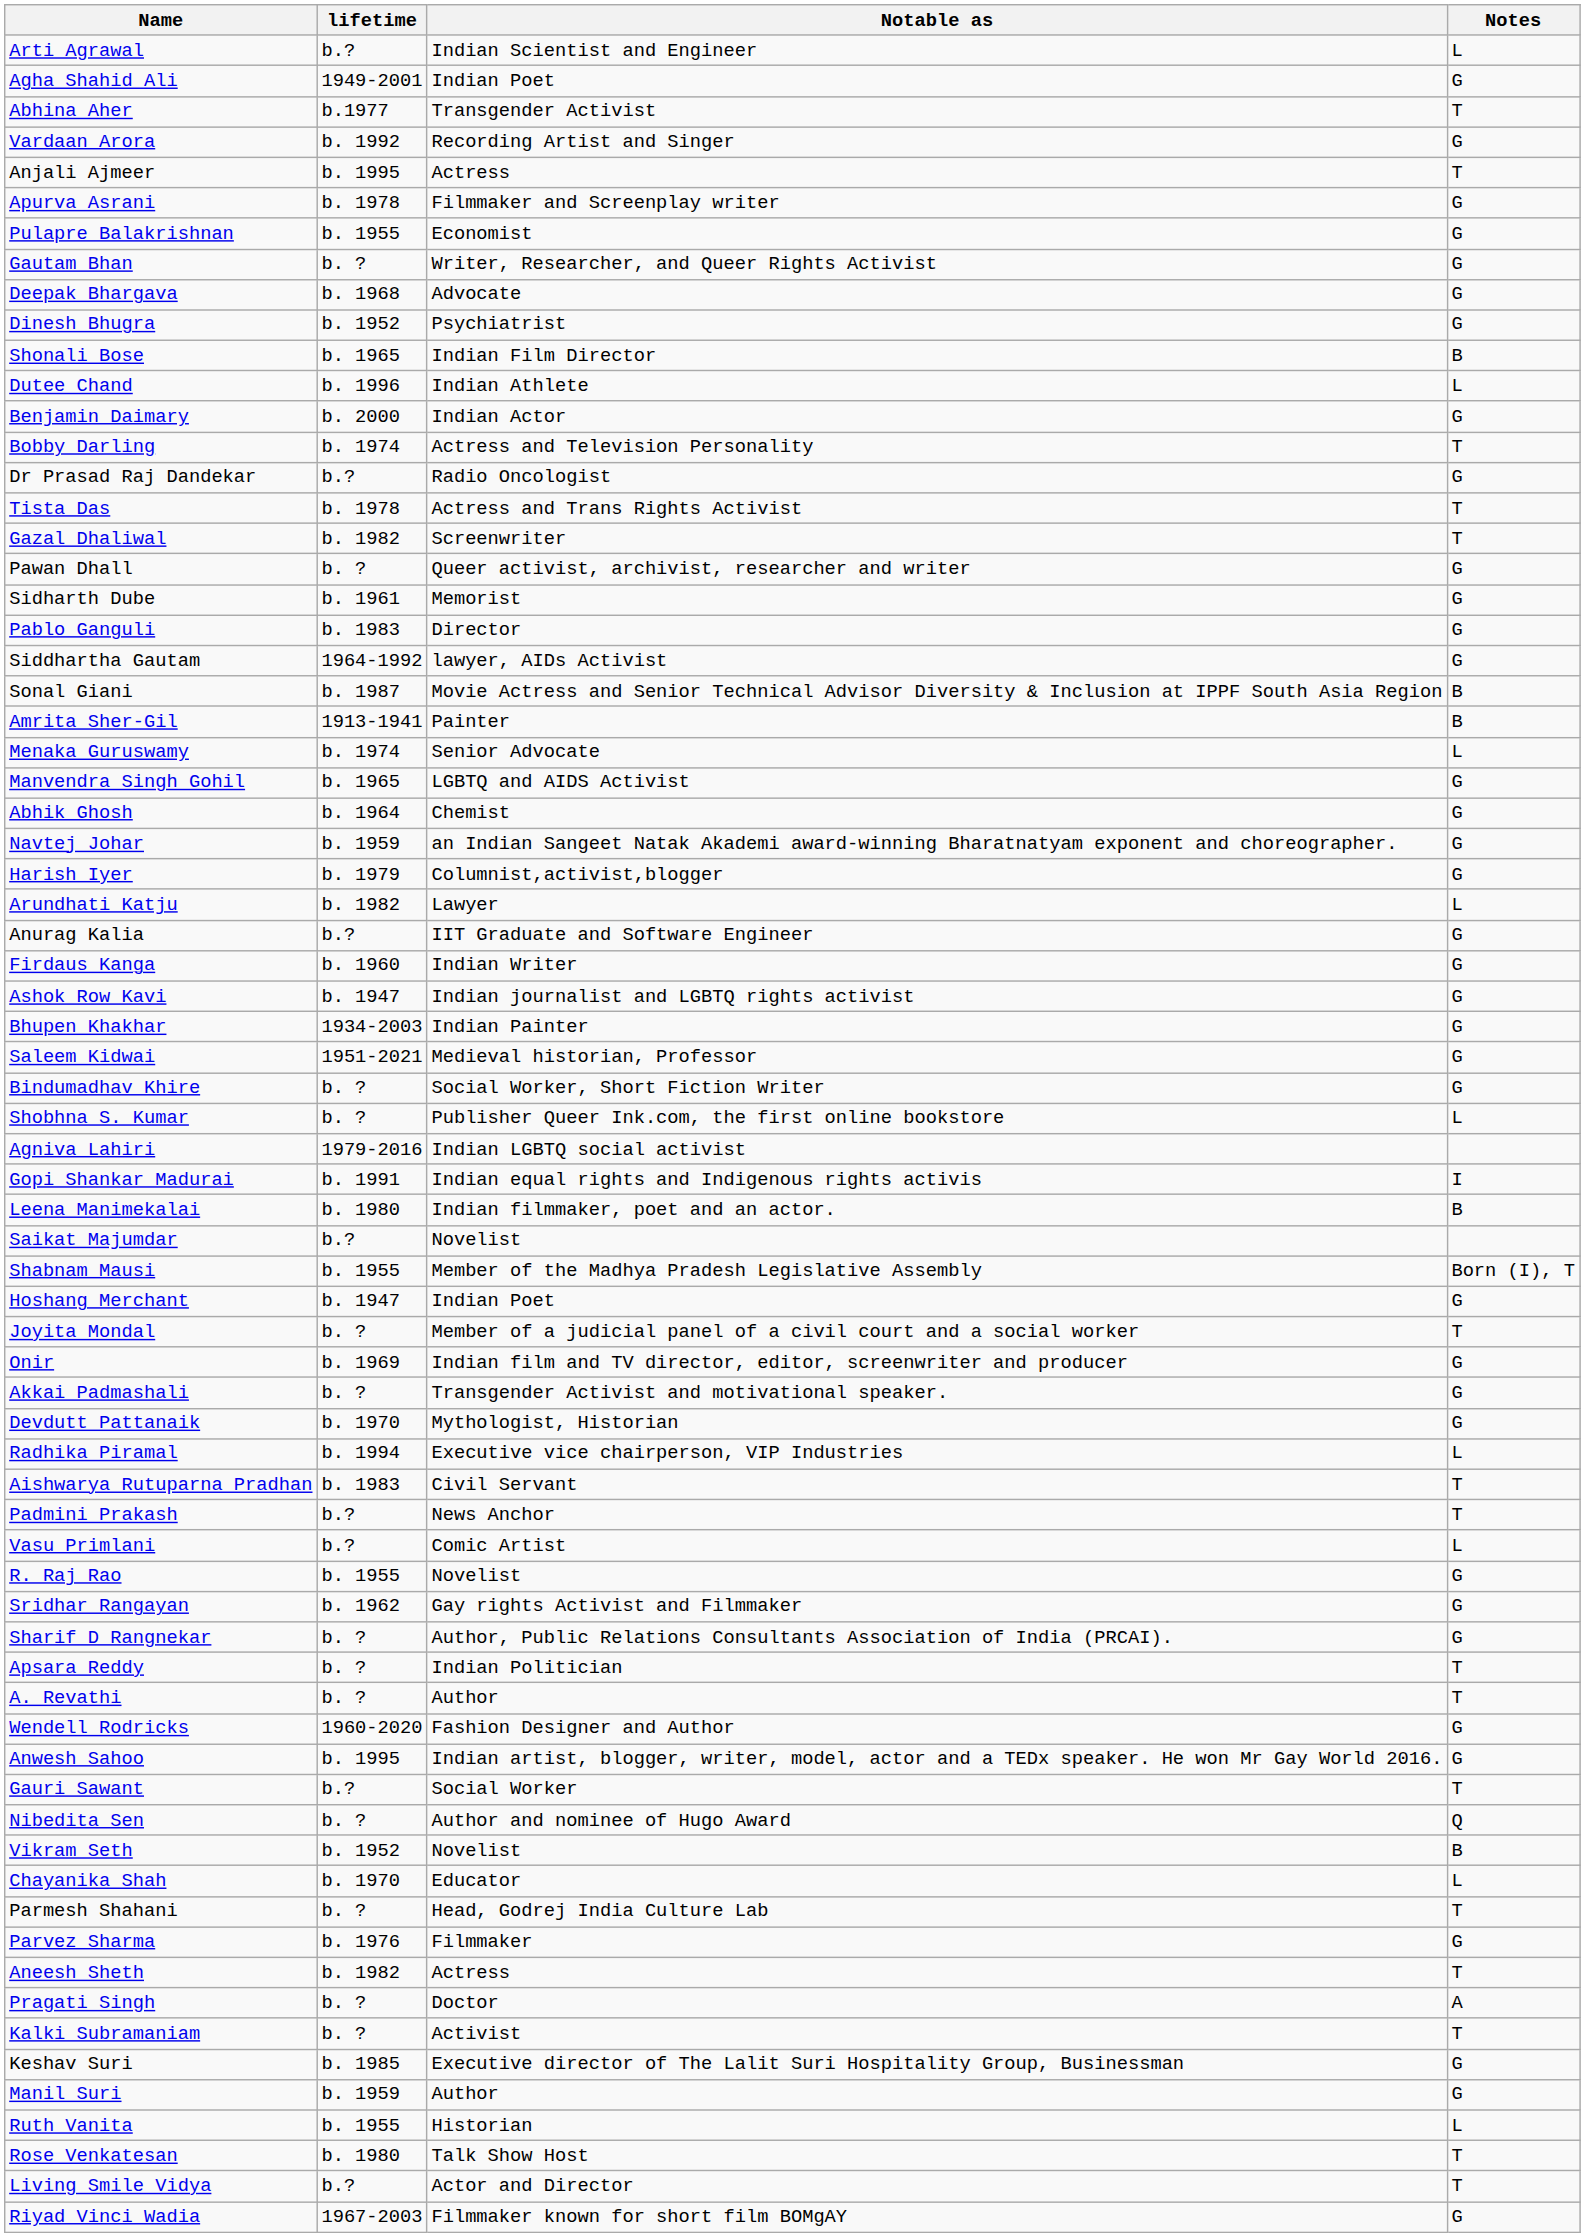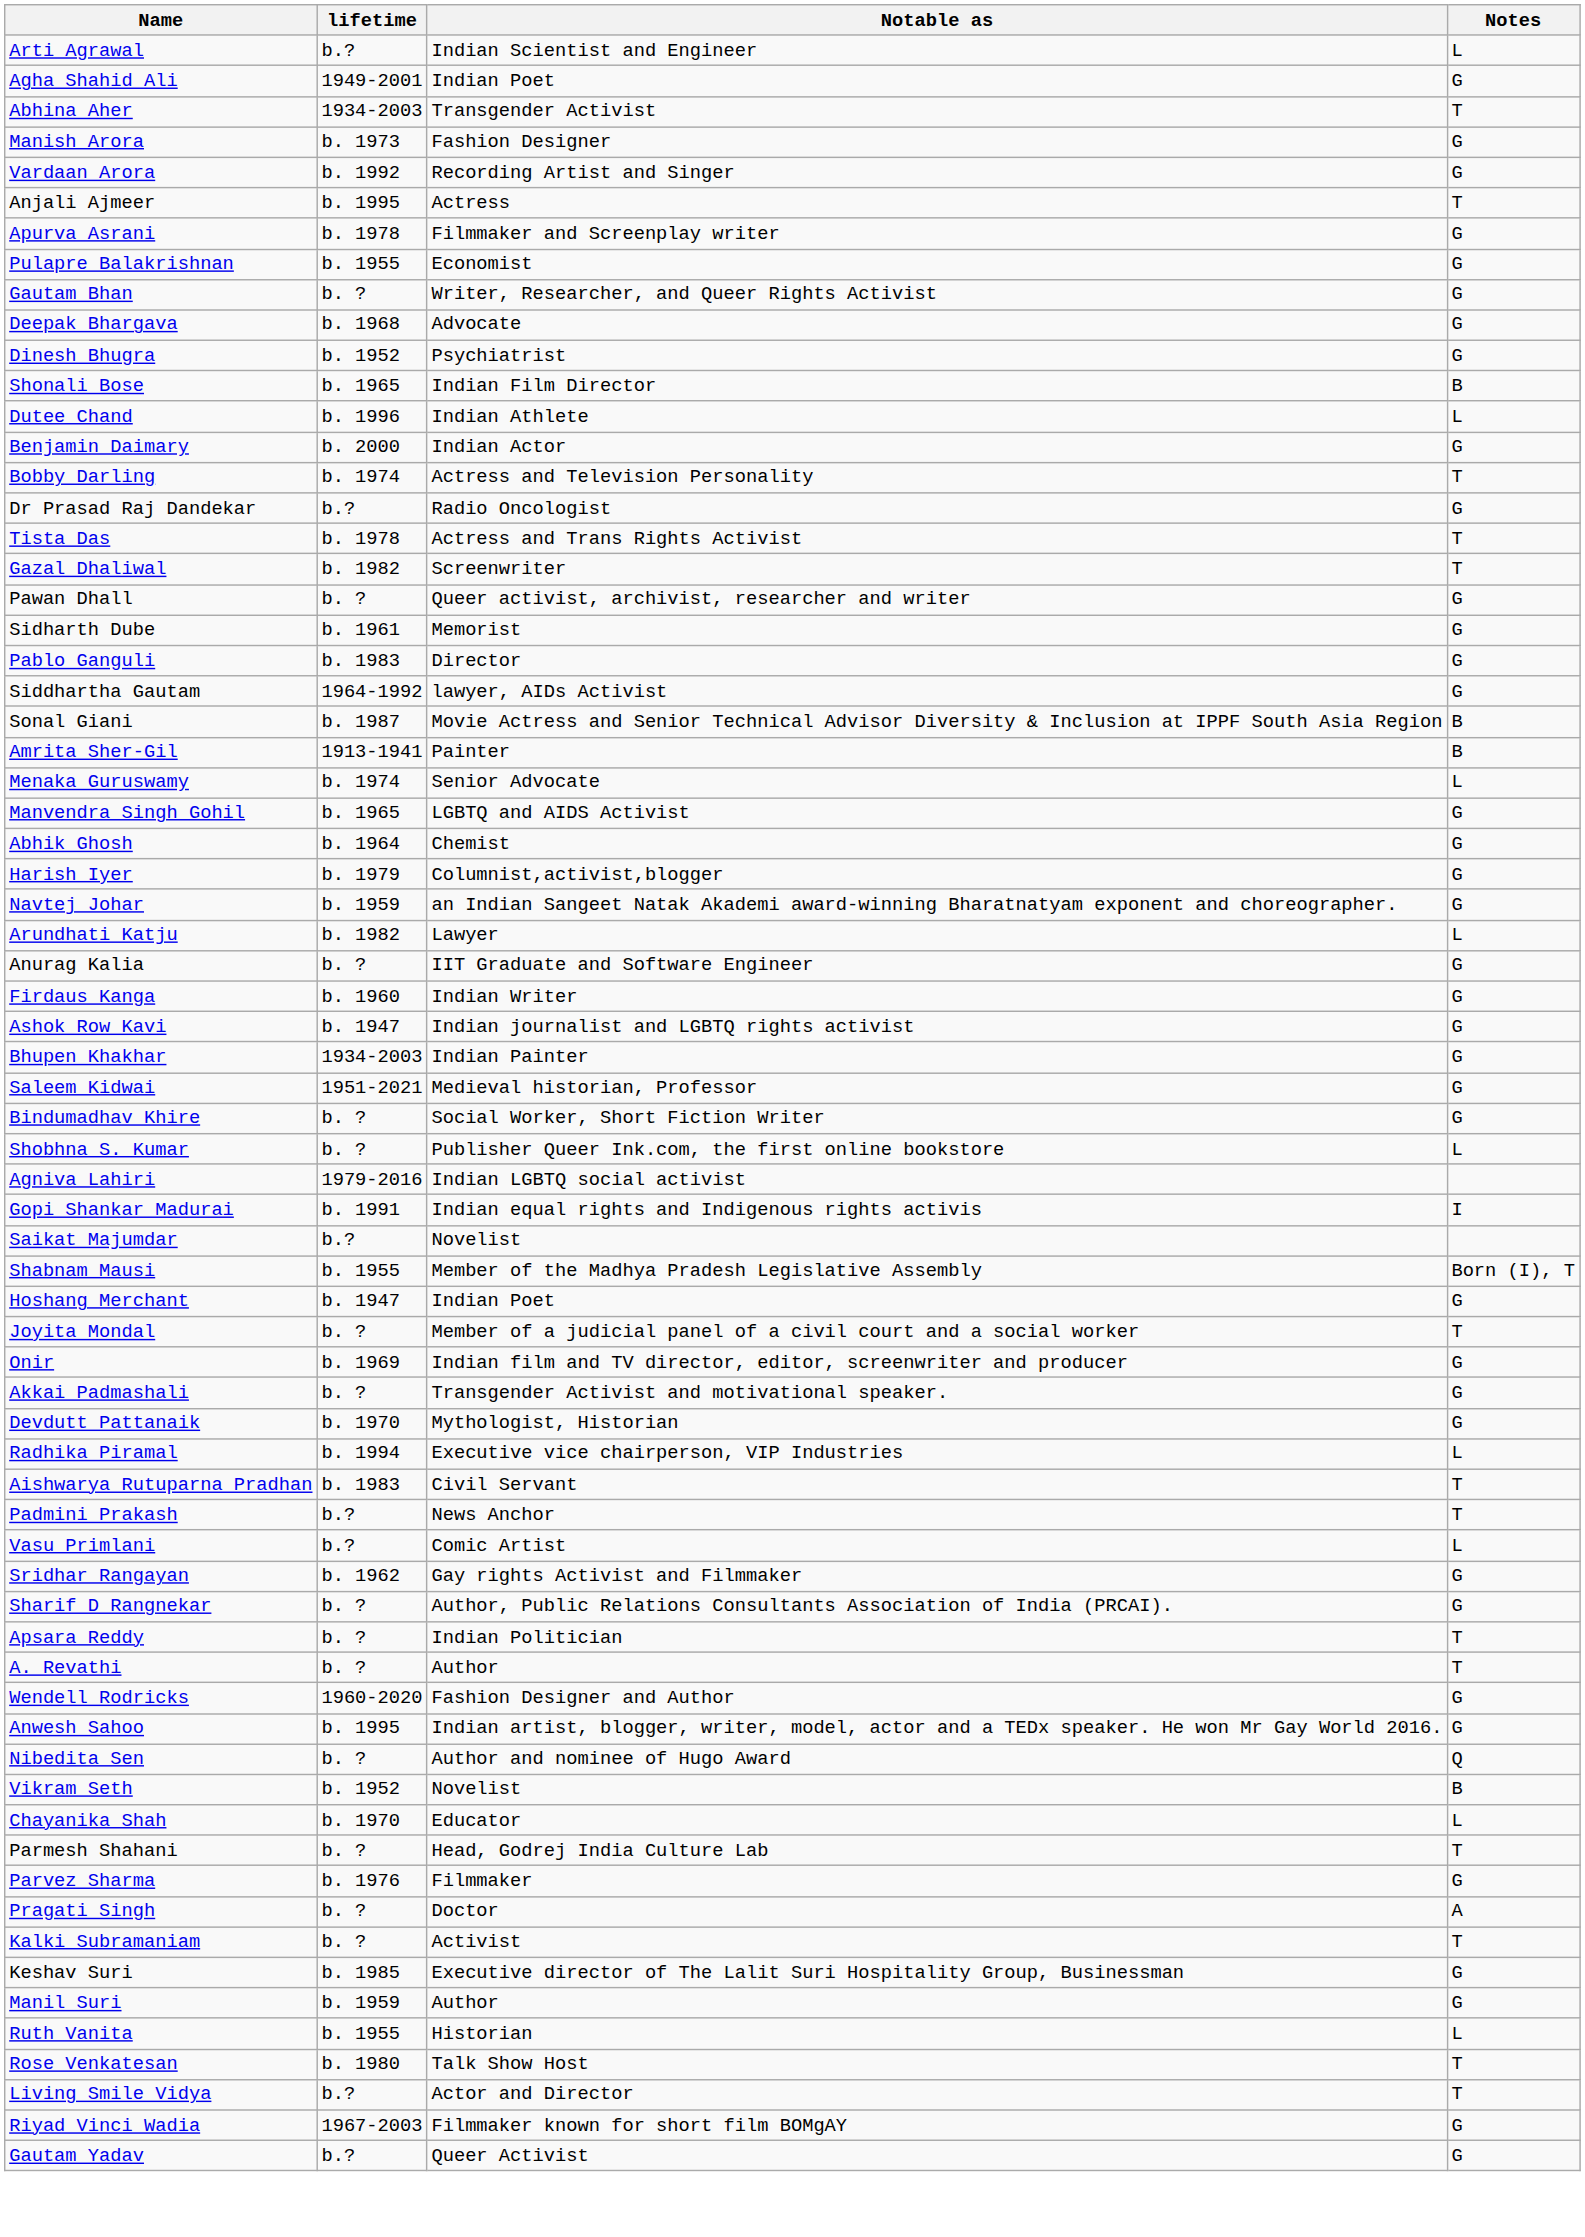(355, 112) b.1977 -> (372, 112) 1934-2003
+ row: (77, 142)
rows swapped: (71, 874) <-> (77, 844)
(338, 935) b.? -> (344, 966) b. ?
- row: (105, 1210)
- row: (65, 1576)
- row: (77, 1790)
- row: (77, 1973)
+ row: (77, 2156)
